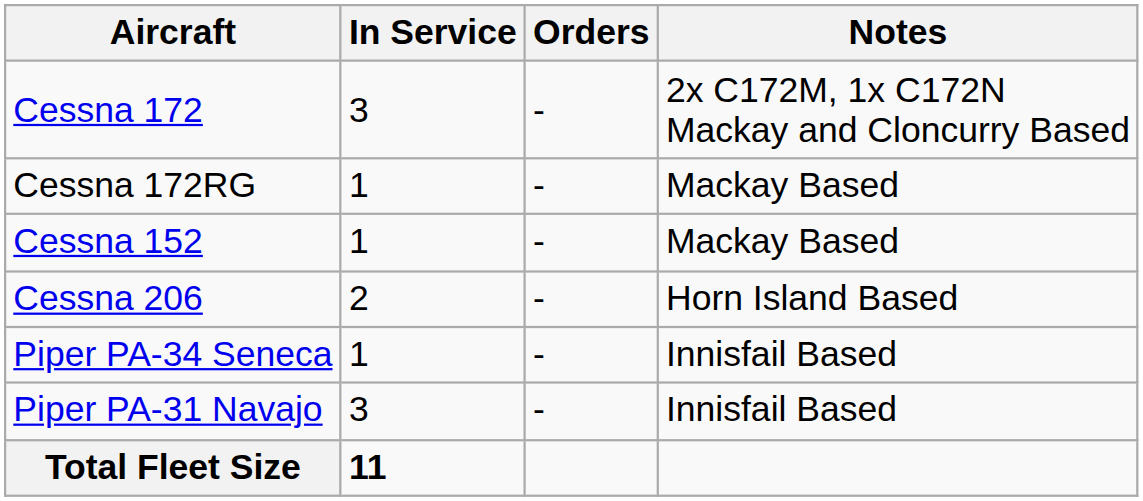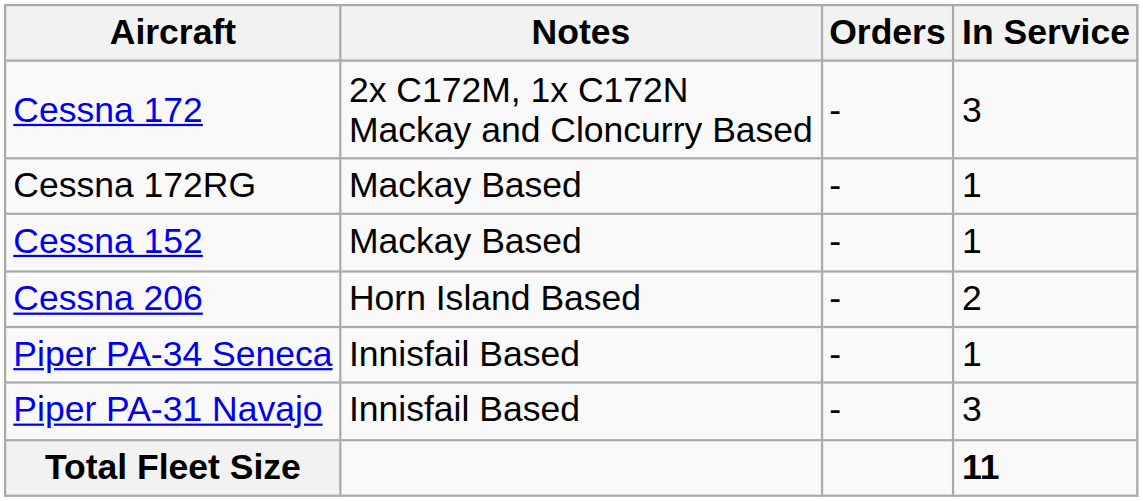columns swapped: (433, 32) <-> (898, 32)
